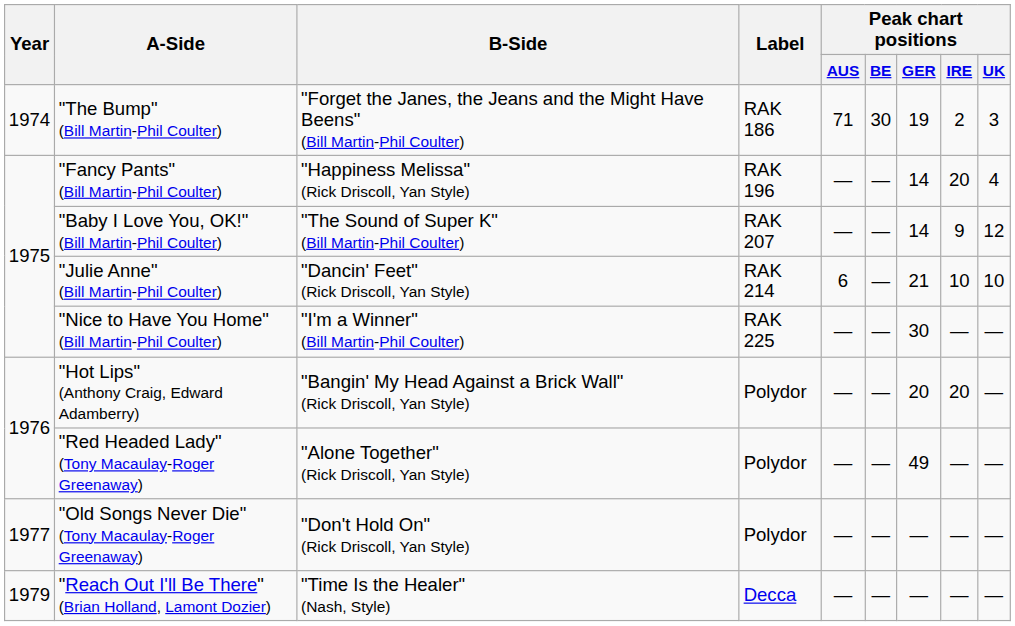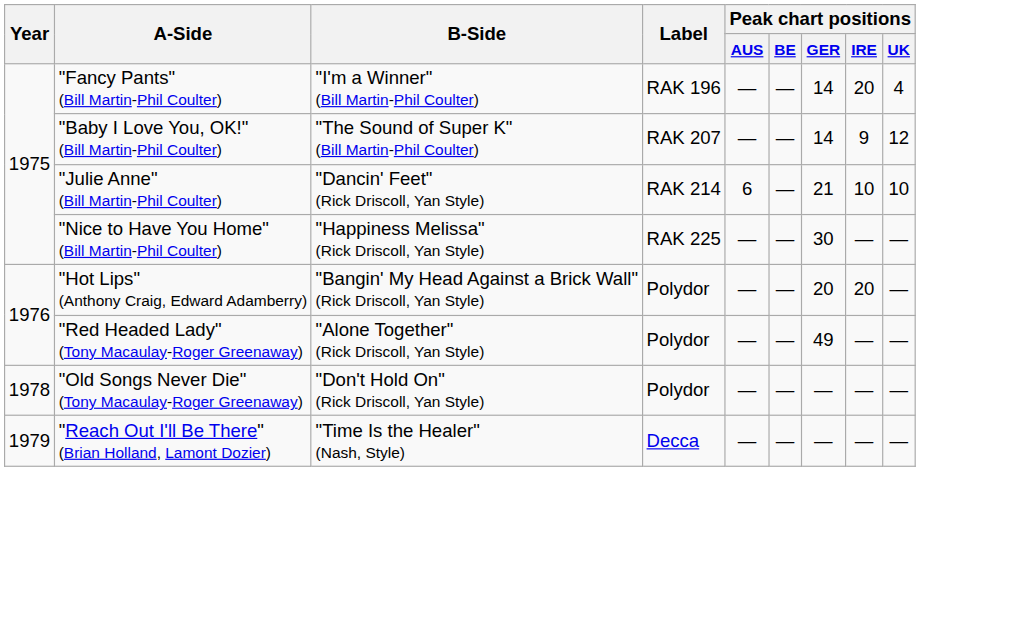- row: (140, 119)
(386, 180) "Happiness Melissa" (Rick Driscoll, Yan Style) -> (397, 88) "I'm a Winner" (Bill Martin-Phil Coulter)
(383, 331) "I'm a Winner" (Bill Martin-Phil Coulter) -> (400, 239) "Happiness Melissa" (Rick Driscoll, Yan Style)
(30, 534) 1977 -> (30, 390) 1978
